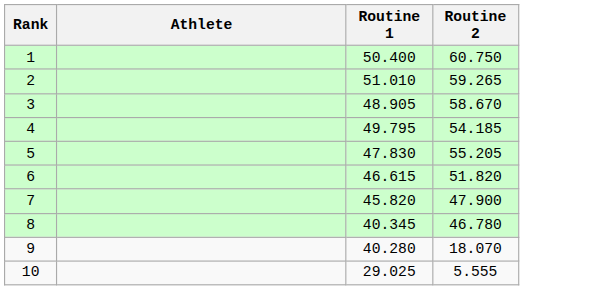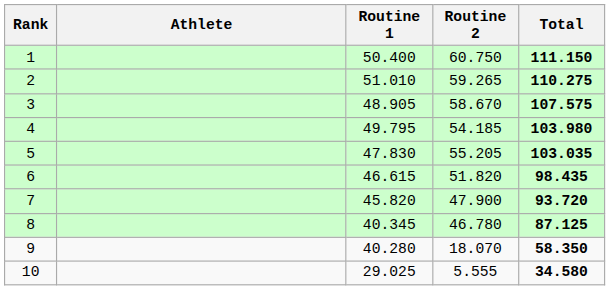+ column: (561, 25)
